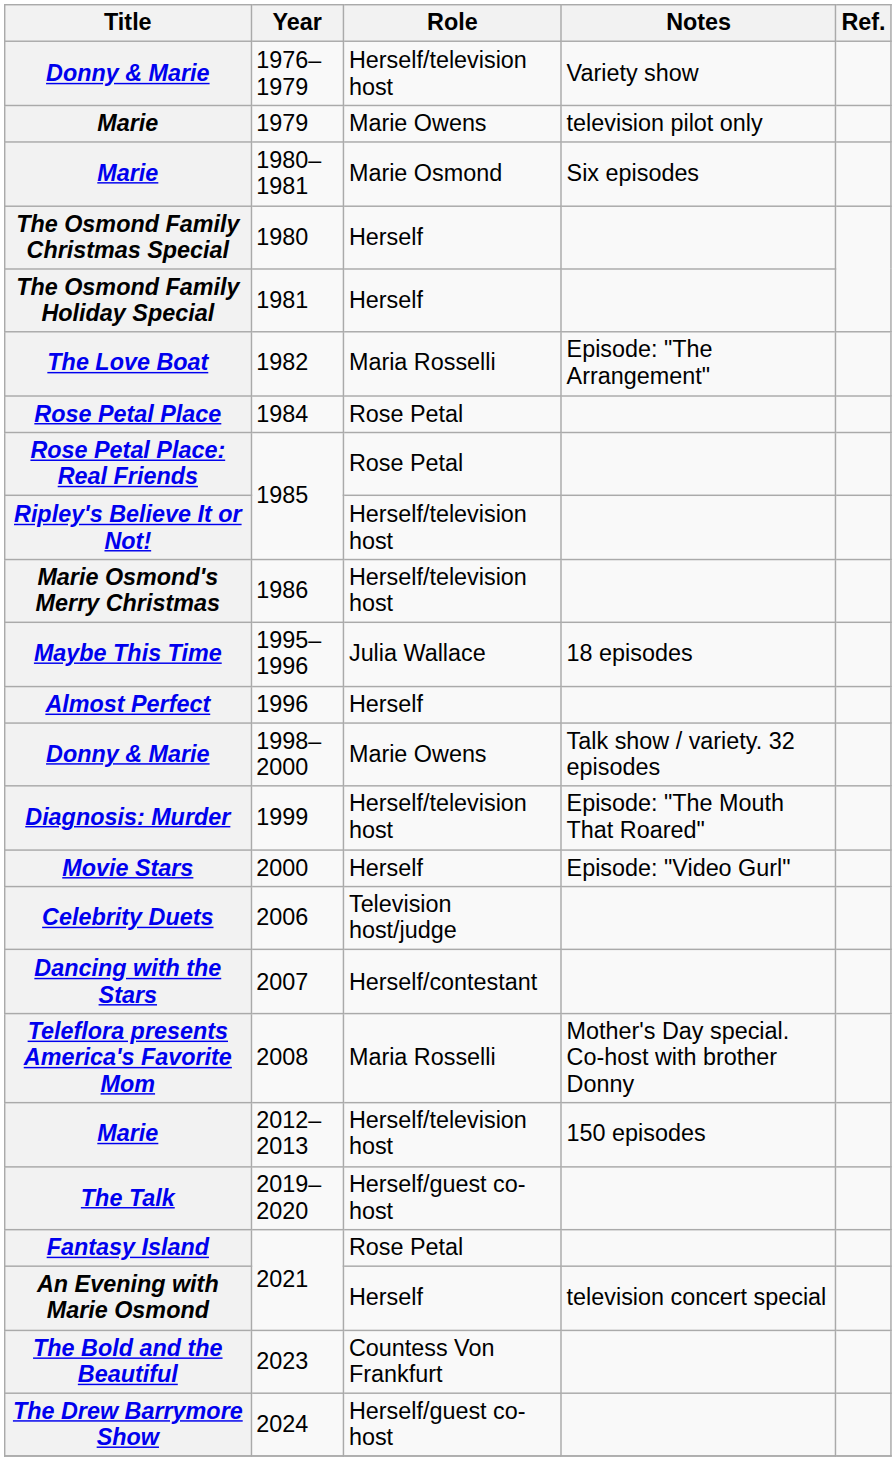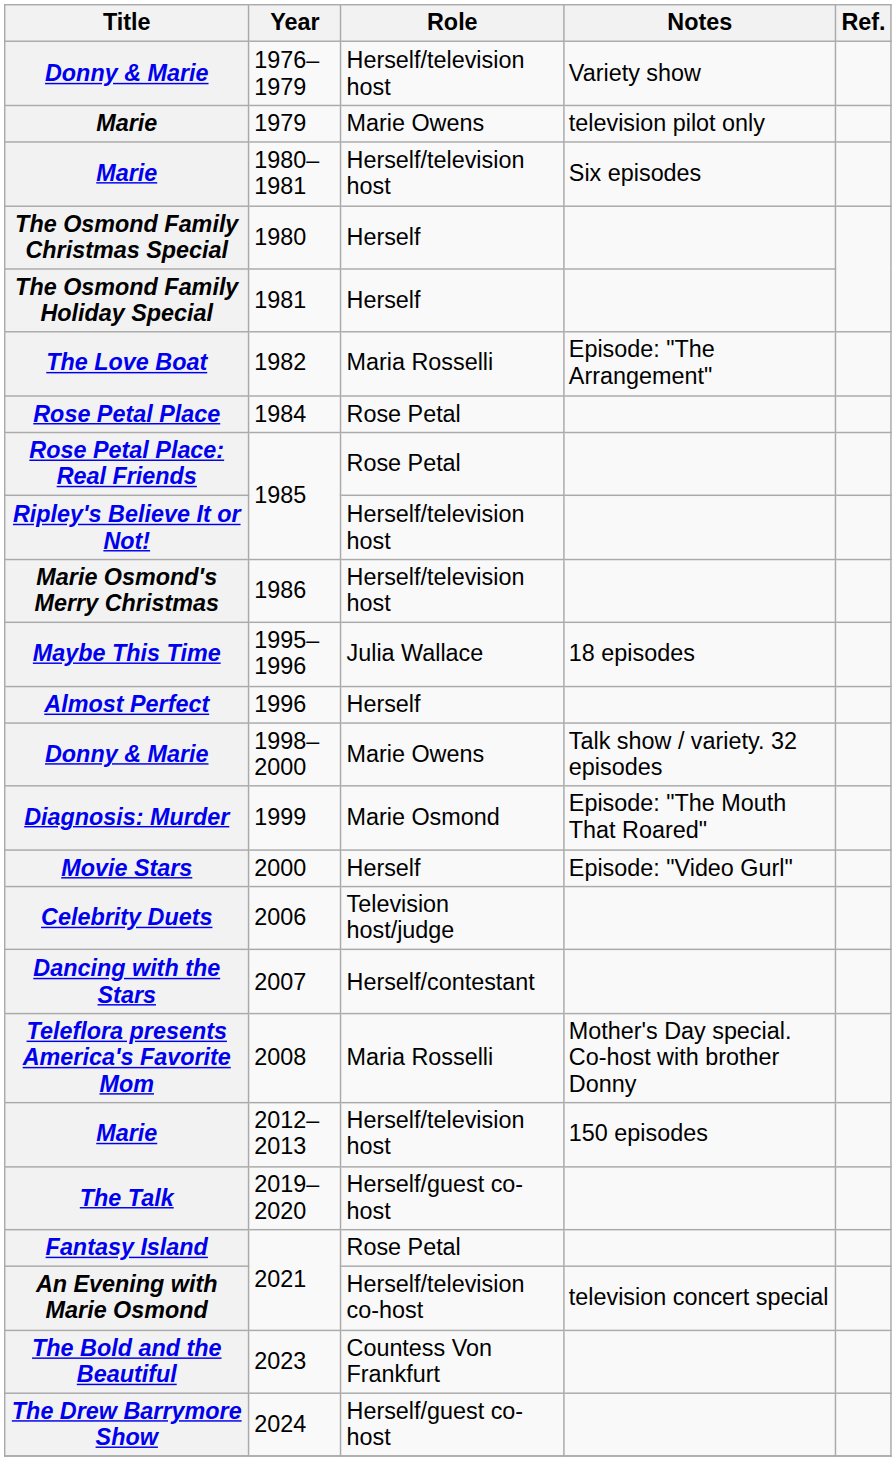(426, 173) Marie Osmond -> (435, 173) Herself/television host
(438, 817) Herself/television host -> (423, 817) Marie Osmond
(386, 1297) Herself -> (435, 1297) Herself/television co-host
